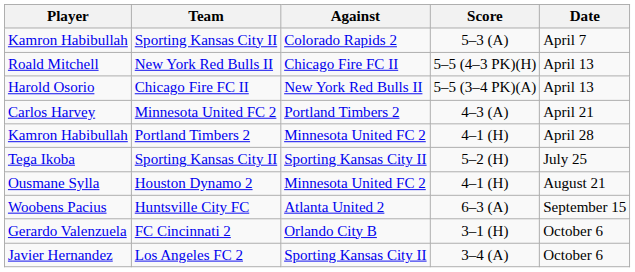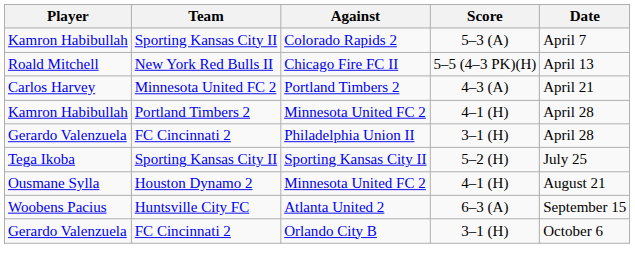- row: (51, 87)
+ row: (67, 135)
- row: (60, 254)
